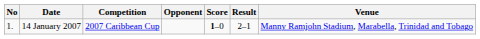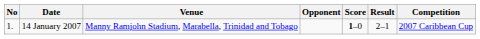columns swapped: (367, 11) <-> (122, 11)
